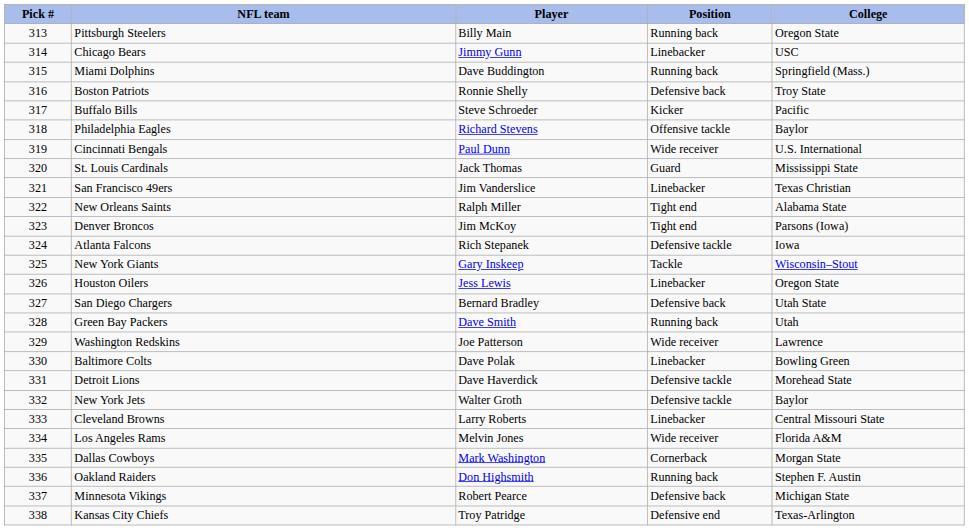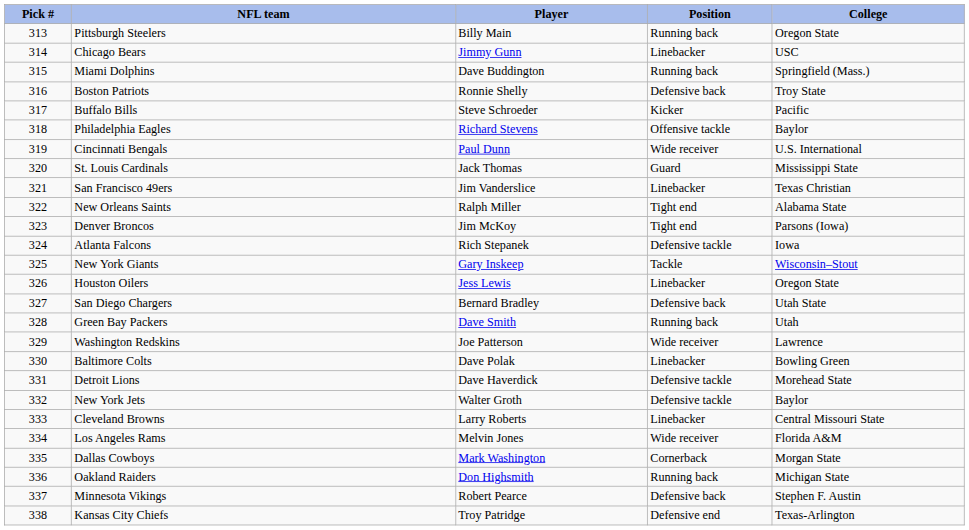(818, 476) Stephen F. Austin -> (812, 476) Michigan State
(812, 496) Michigan State -> (818, 496) Stephen F. Austin
